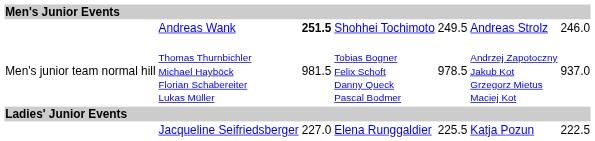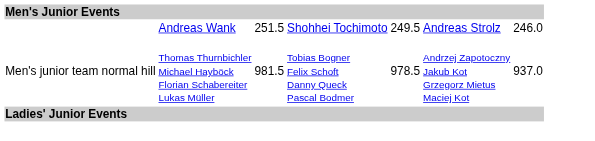(316, 28) bold -> (269, 28) normal
- row: (229, 130)
